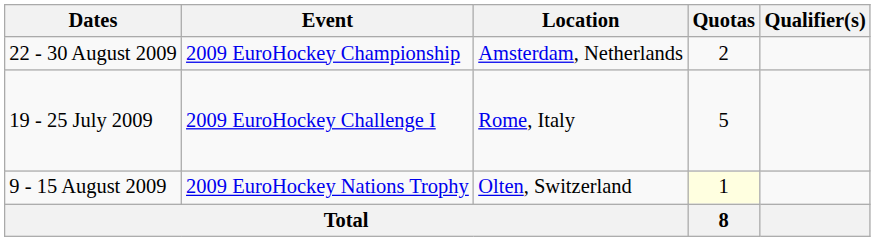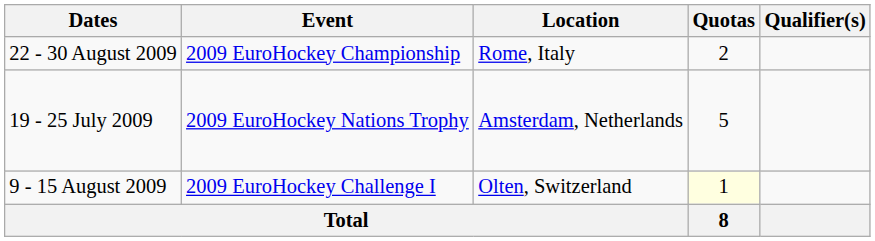(581, 53) Amsterdam, Netherlands -> (527, 53) Rome, Italy
(311, 120) 2009 EuroHockey Challenge I -> (327, 120) 2009 EuroHockey Nations Trophy
(527, 120) Rome, Italy -> (581, 120) Amsterdam, Netherlands
(327, 187) 2009 EuroHockey Nations Trophy -> (311, 187) 2009 EuroHockey Challenge I
